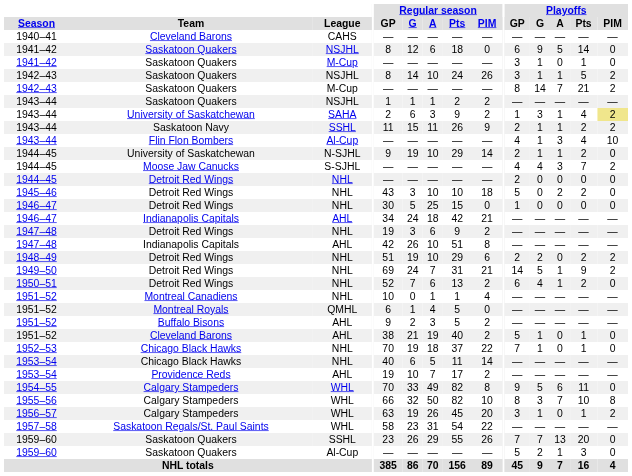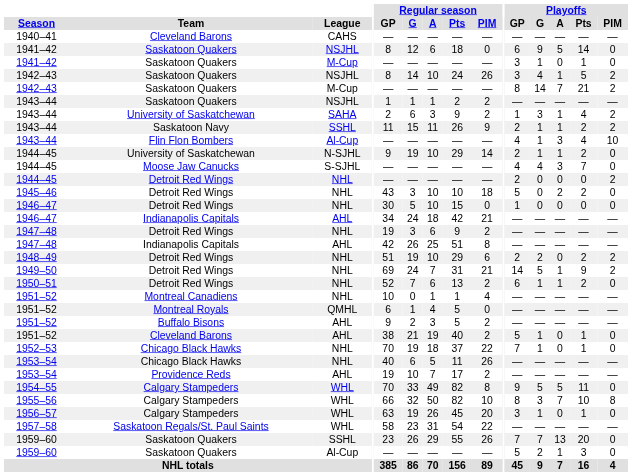(540, 75) 1 -> (540, 75) 4
(613, 114) khaki background -> (613, 114) no background
(613, 166) 2 -> (613, 166) 0
(613, 179) 0 -> (613, 179) 2
(433, 205) 25 -> (433, 205) 10
(433, 244) 10 -> (433, 244) 25
(540, 283) 4 -> (540, 283) 1
(487, 361) 14 -> (487, 361) 26
(560, 387) 6 -> (560, 387) 5
(613, 413) 2 -> (613, 413) 0
